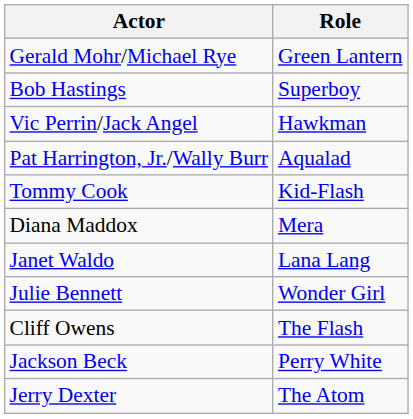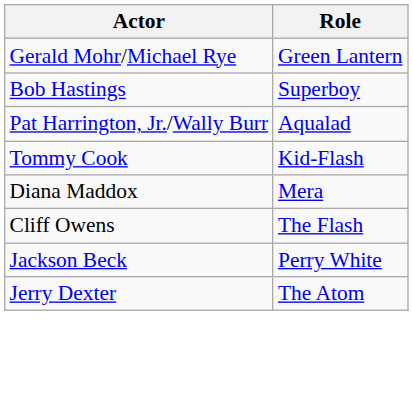- row: (104, 123)
- row: (62, 259)
- row: (66, 293)
